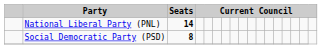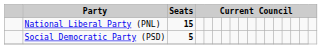(189, 24) 14 -> (189, 24) 15
(191, 37) 8 -> (191, 37) 5
